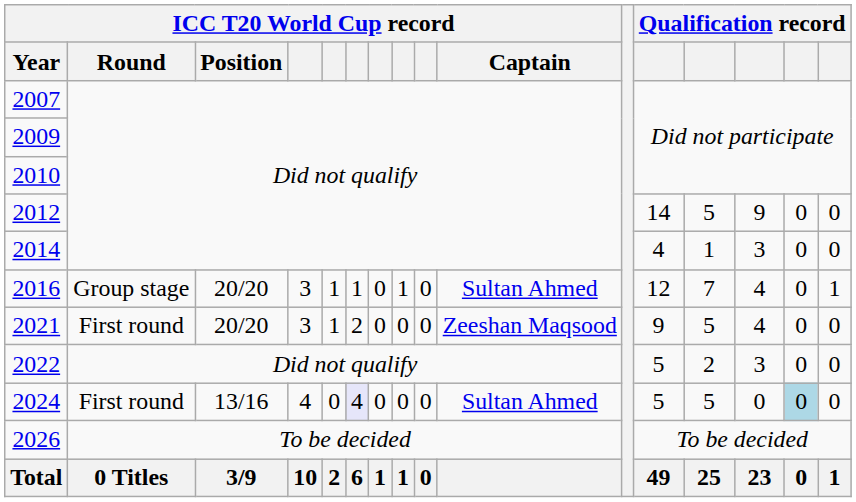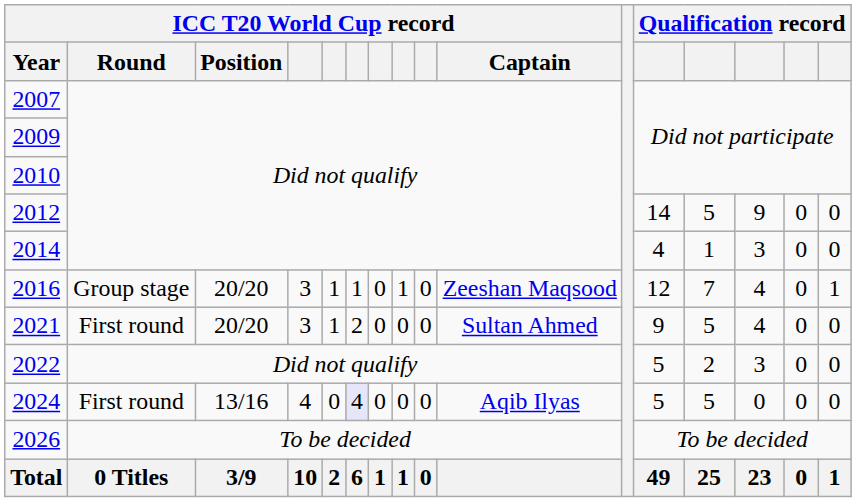(530, 288) Sultan Ahmed -> (530, 288) Zeeshan Maqsood
(530, 325) Zeeshan Maqsood -> (530, 325) Sultan Ahmed
(530, 401) Sultan Ahmed -> (530, 401) Aqib Ilyas
(801, 401) lightblue background -> (801, 401) no background
